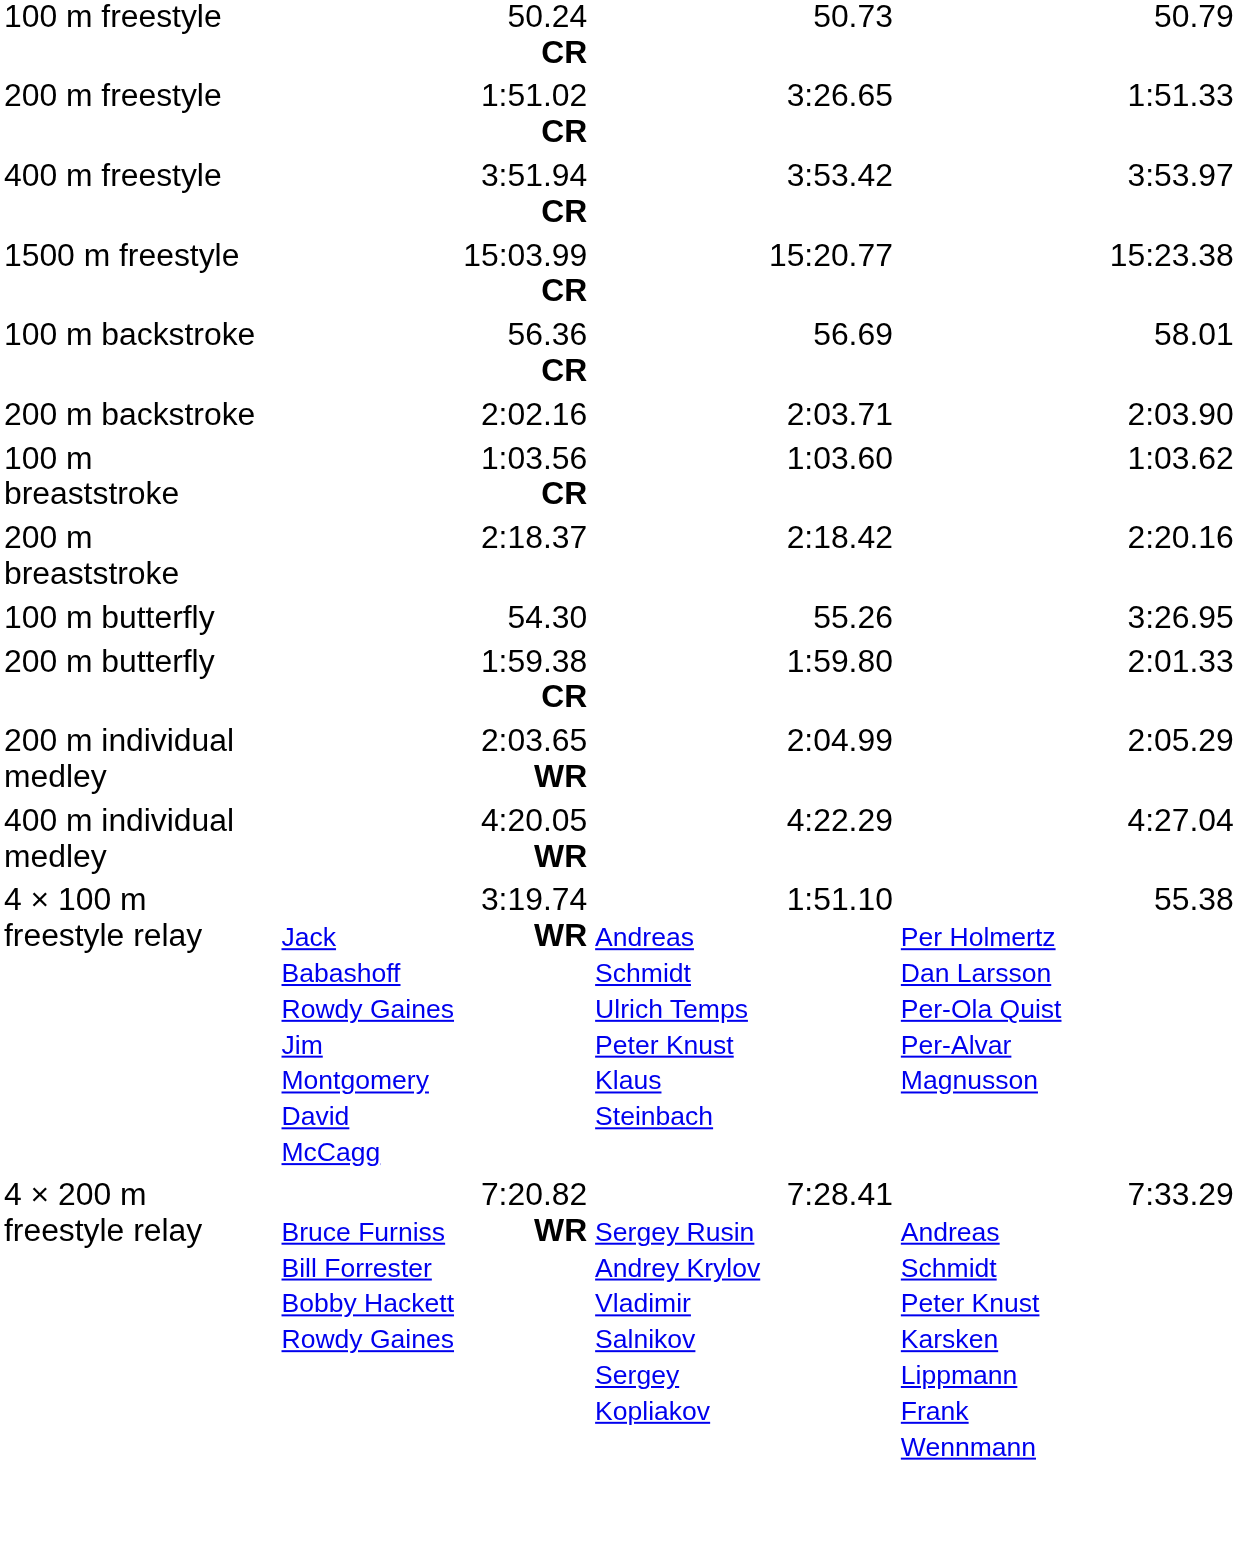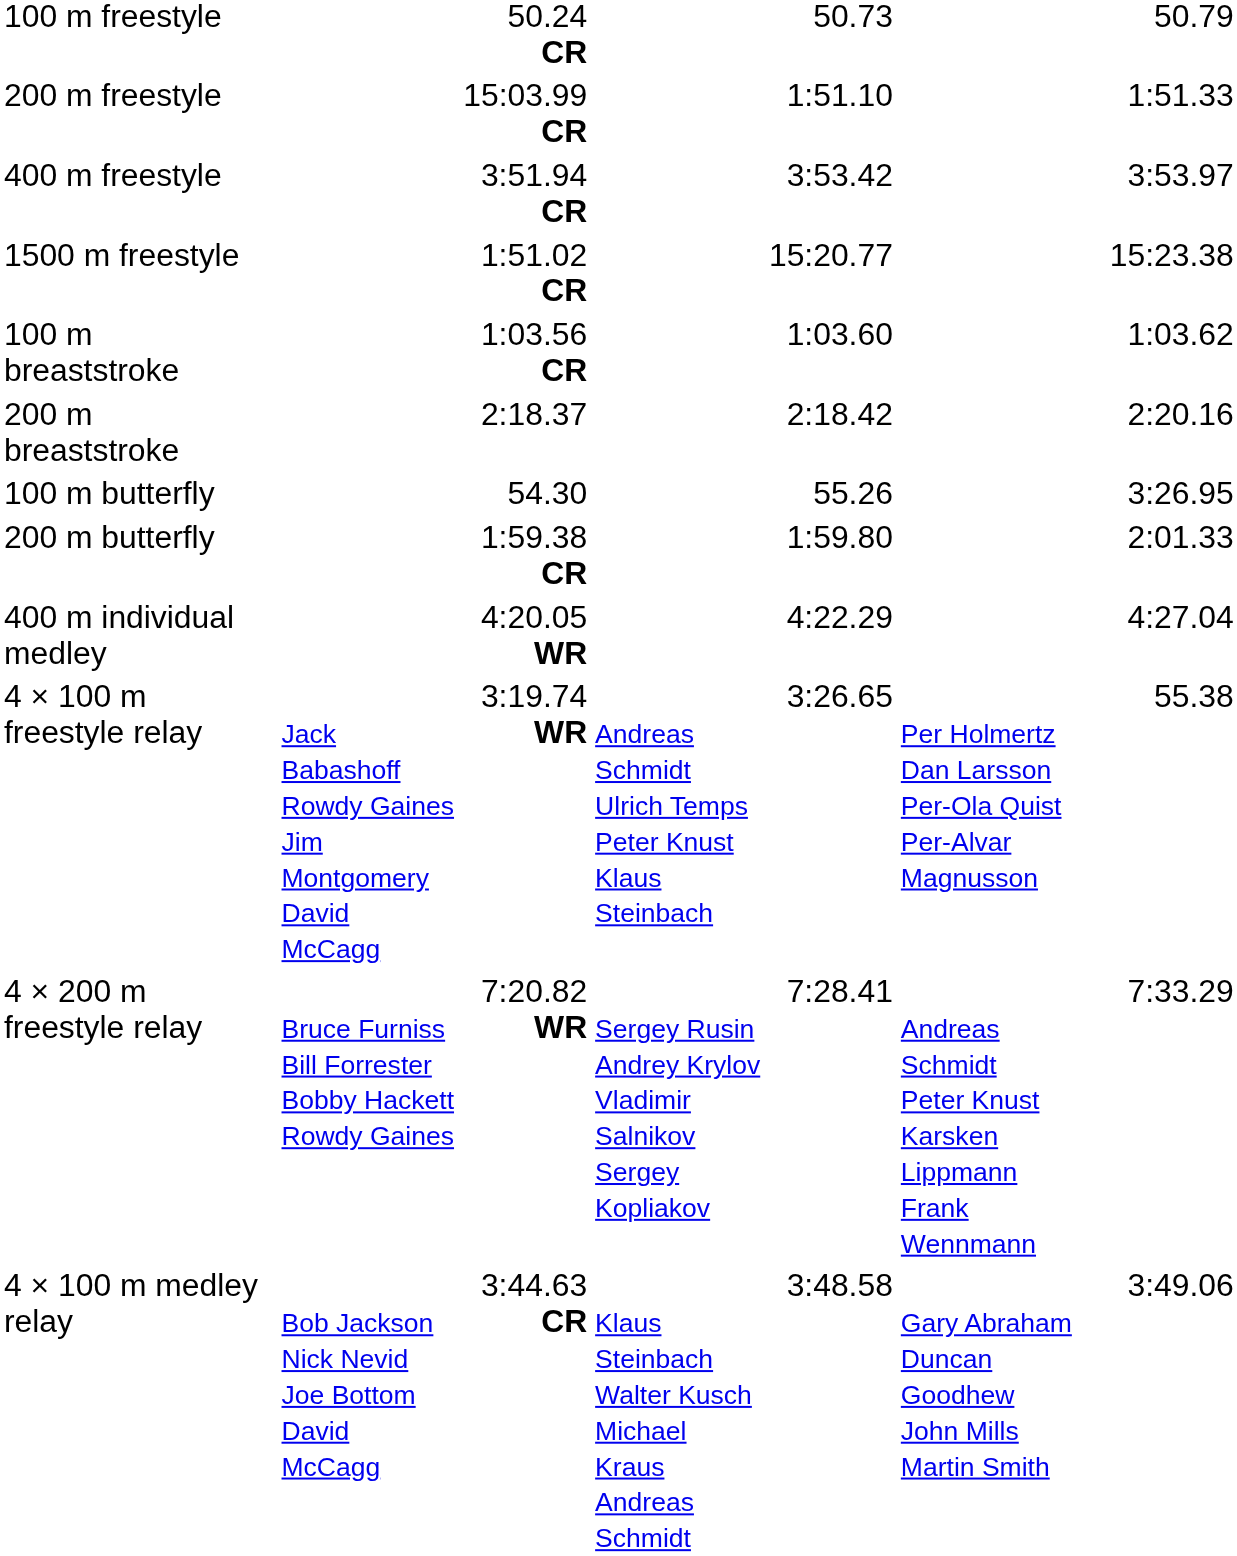(534, 113) 1:51.02 CR -> (525, 113) 15:03.99 CR
(840, 95) 3:26.65 -> (840, 95) 1:51.10
(525, 273) 15:03.99 CR -> (534, 273) 1:51.02 CR
- row: (130, 334)
- row: (130, 414)
- row: (119, 758)
(840, 899) 1:51.10 -> (840, 696) 3:26.65
+ row: (131, 1303)
